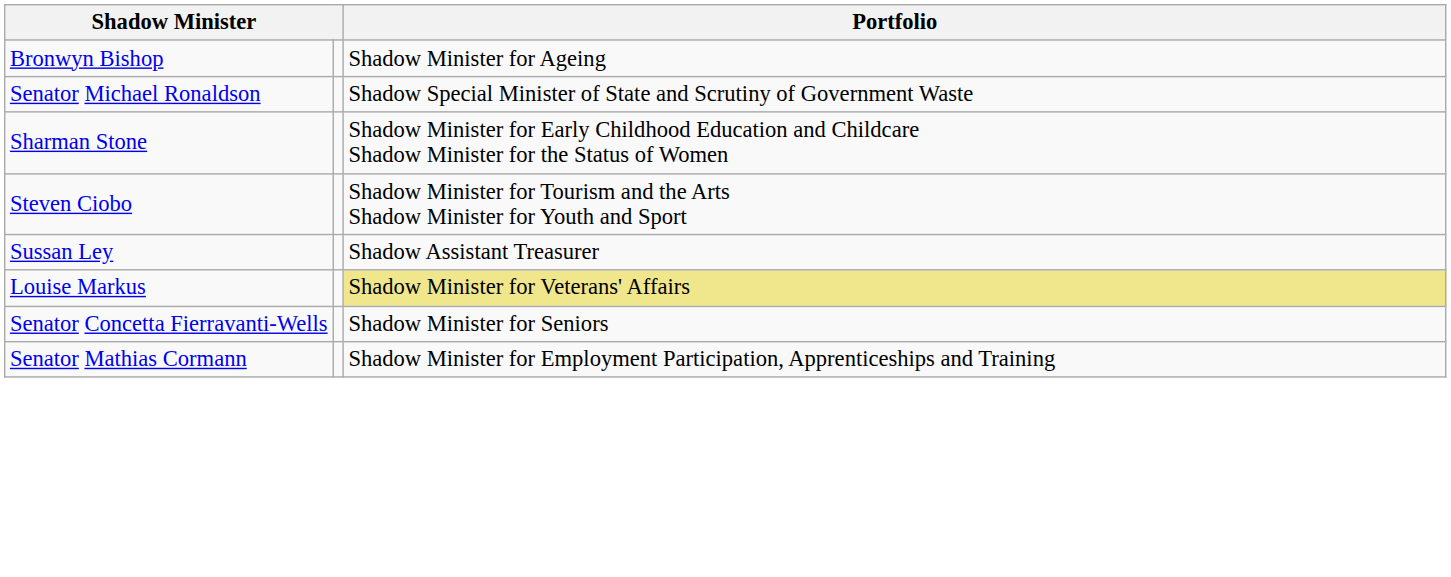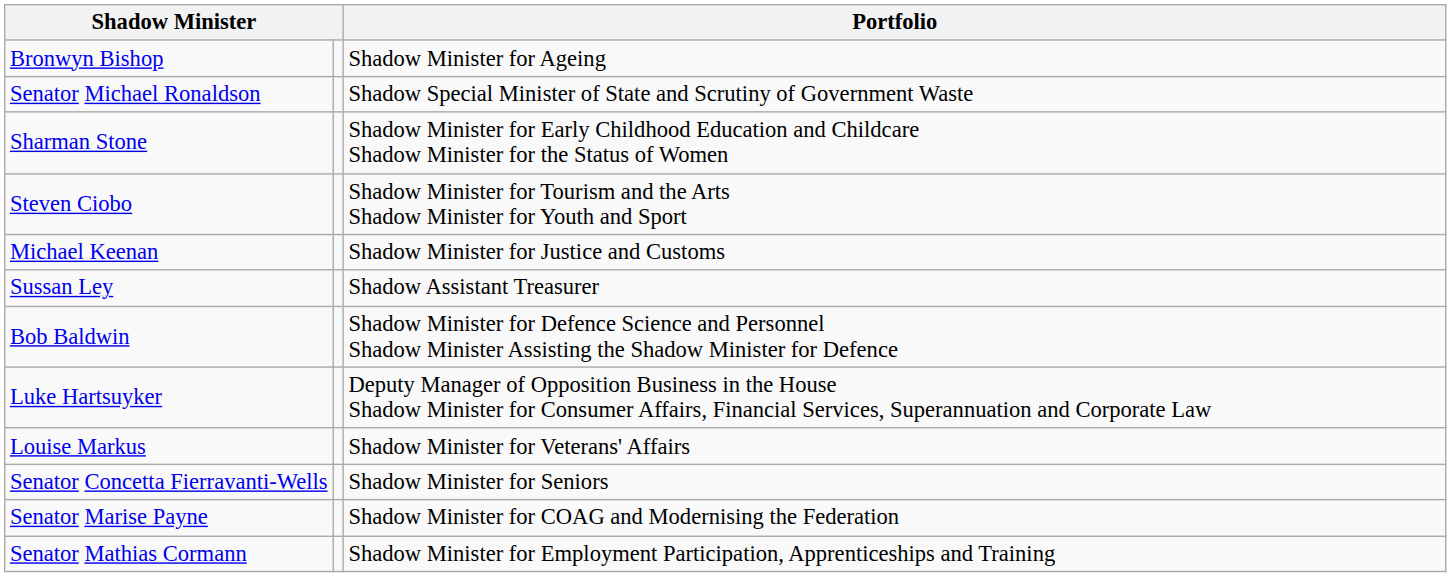+ row: (84, 252)
+ row: (70, 336)
+ row: (86, 397)
(519, 287) khaki background -> (519, 445) no background
+ row: (109, 517)
